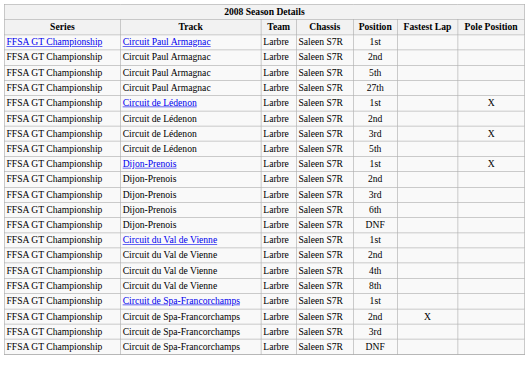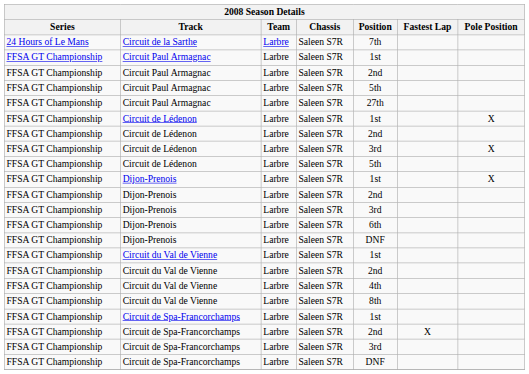+ row: (48, 42)
